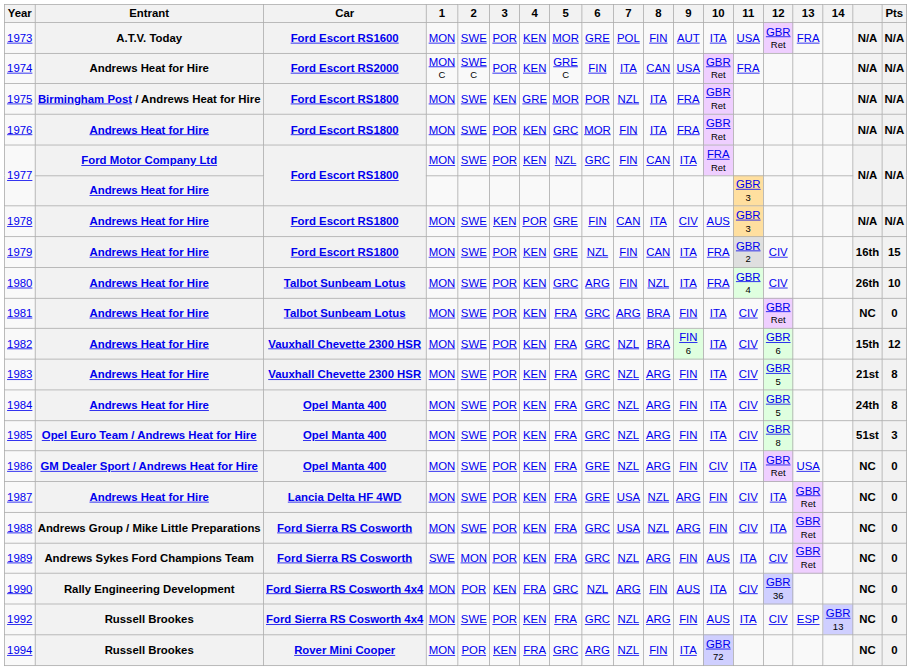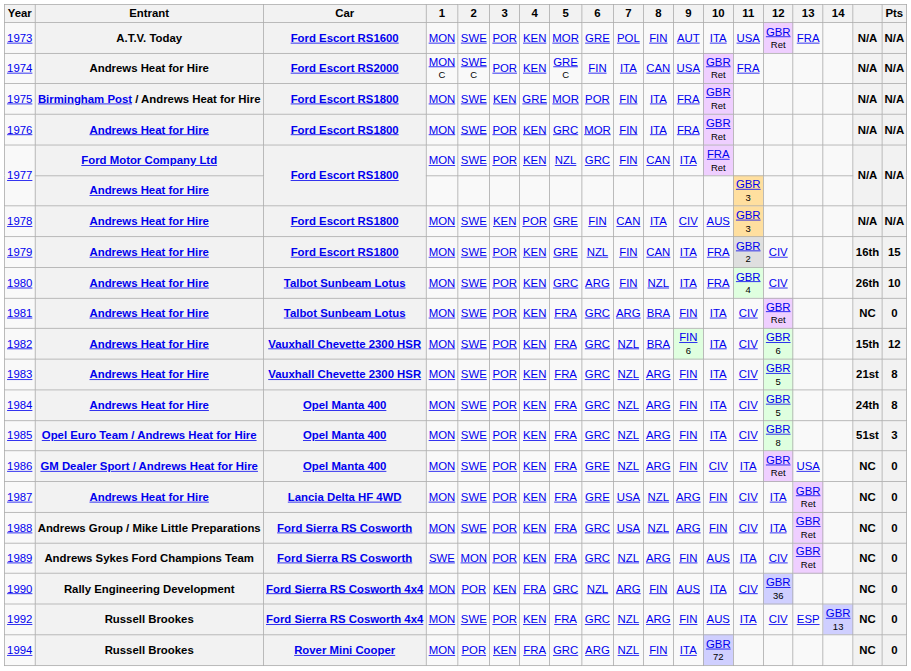(628, 99) NZL -> (628, 99) FIN
